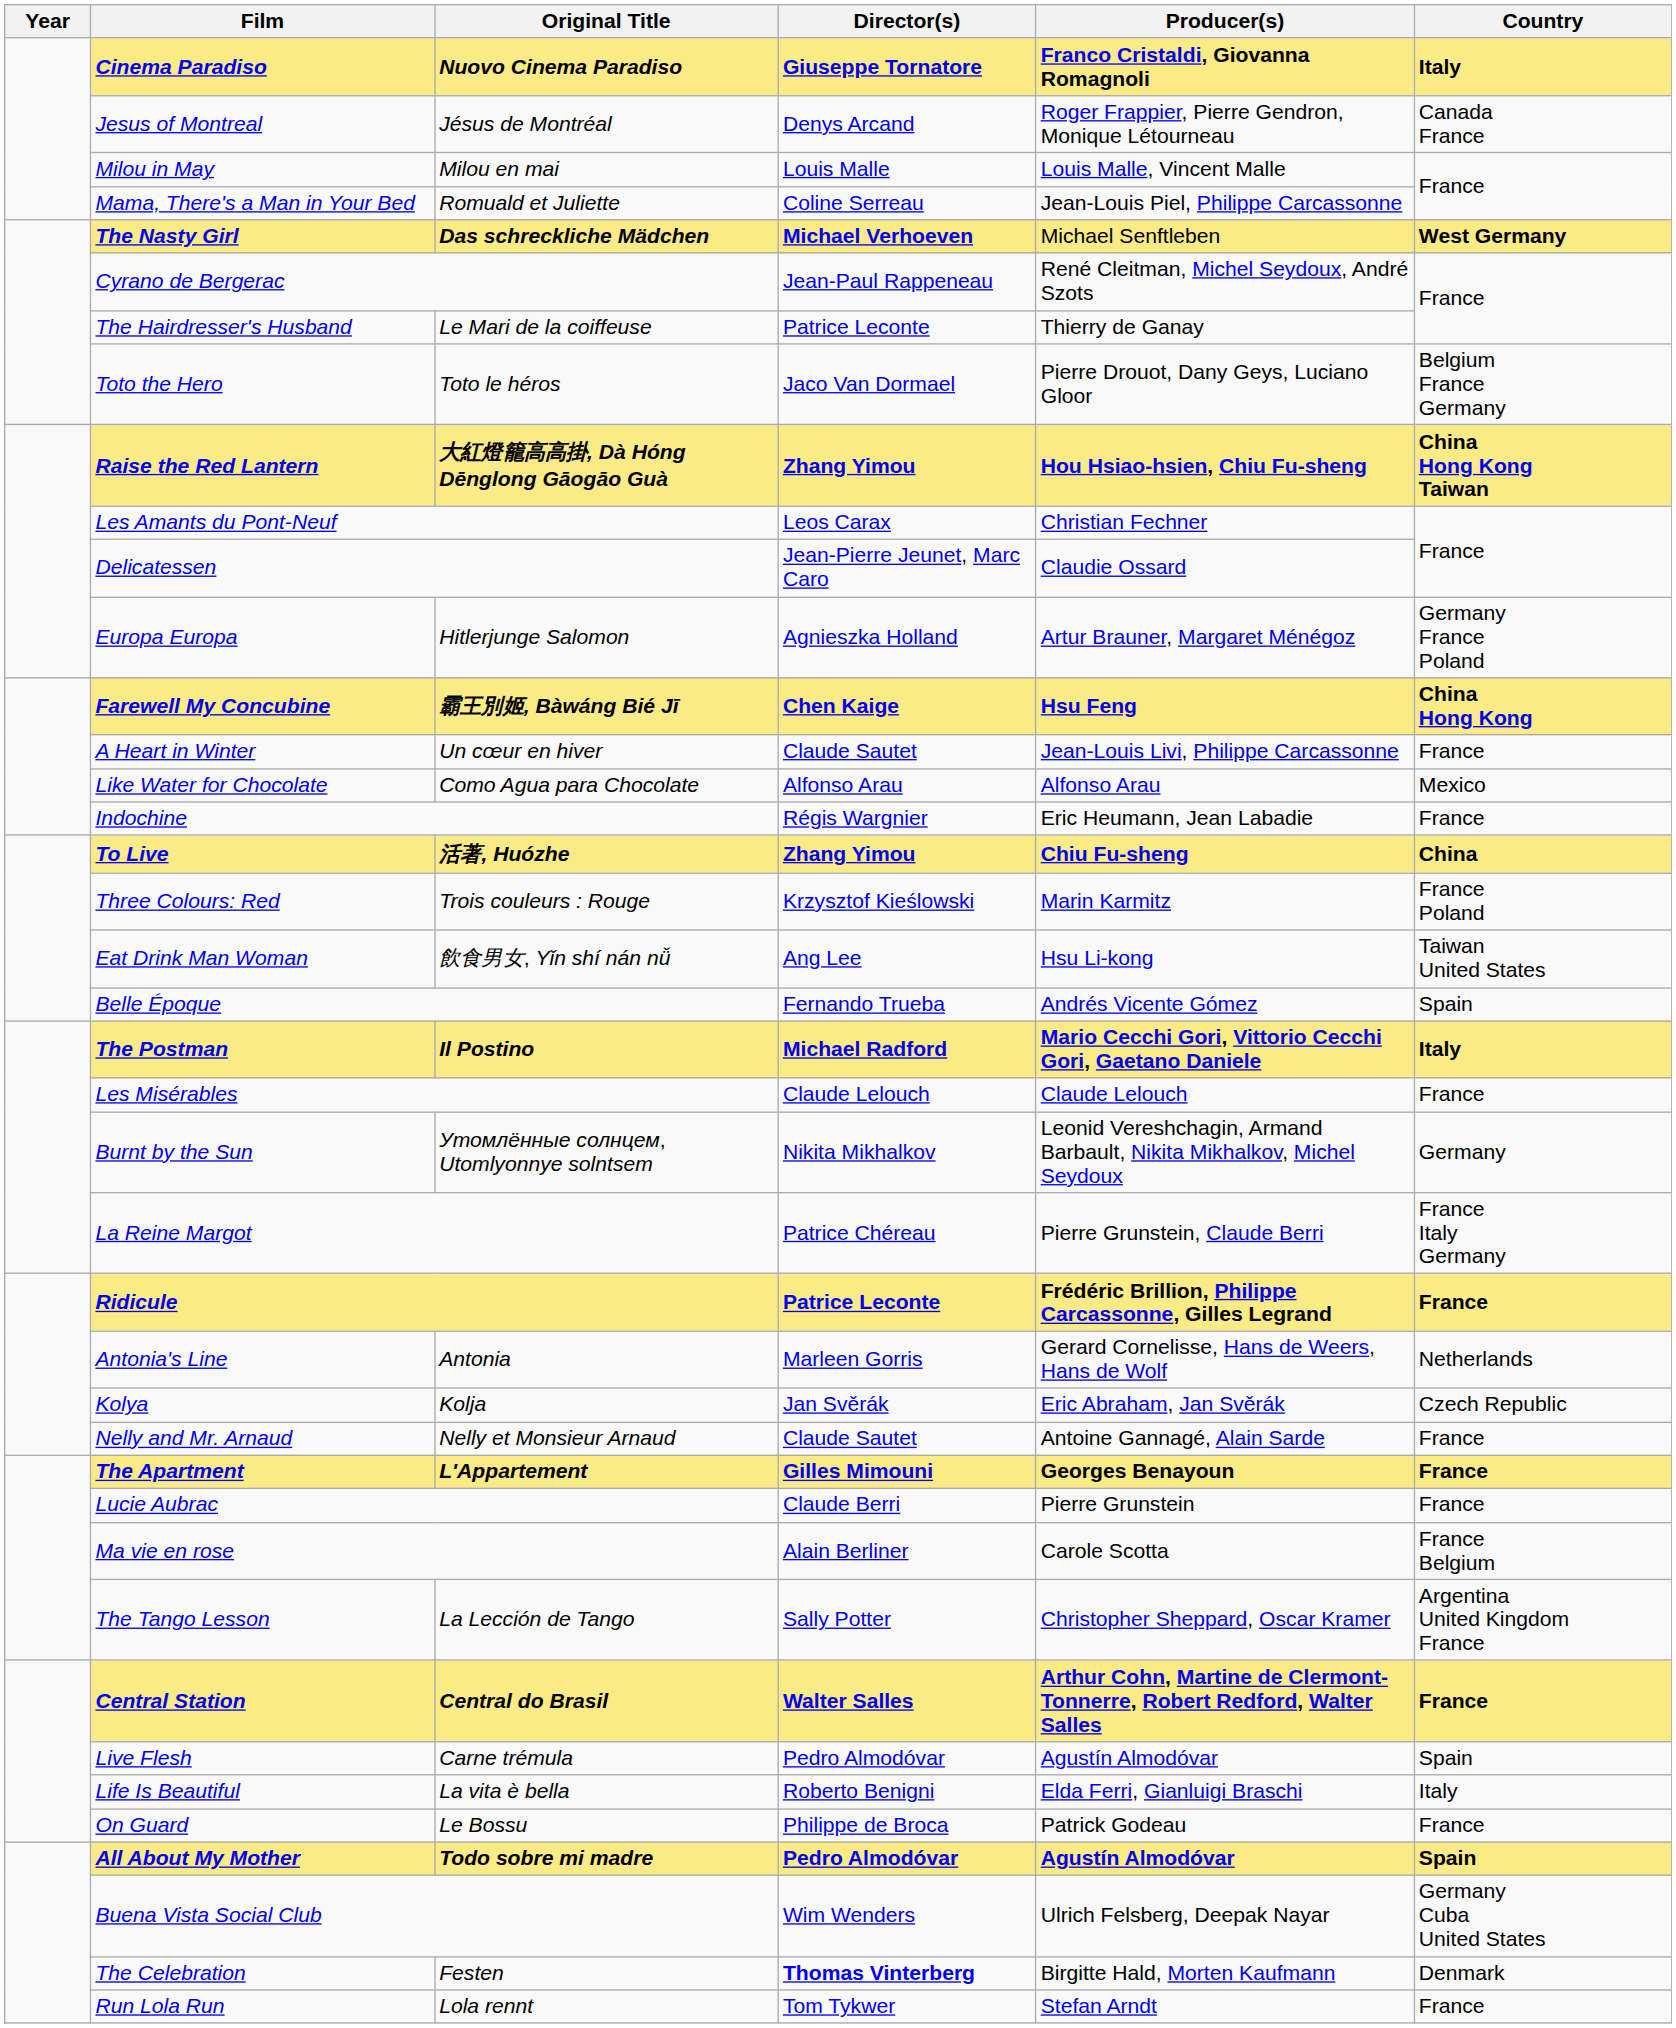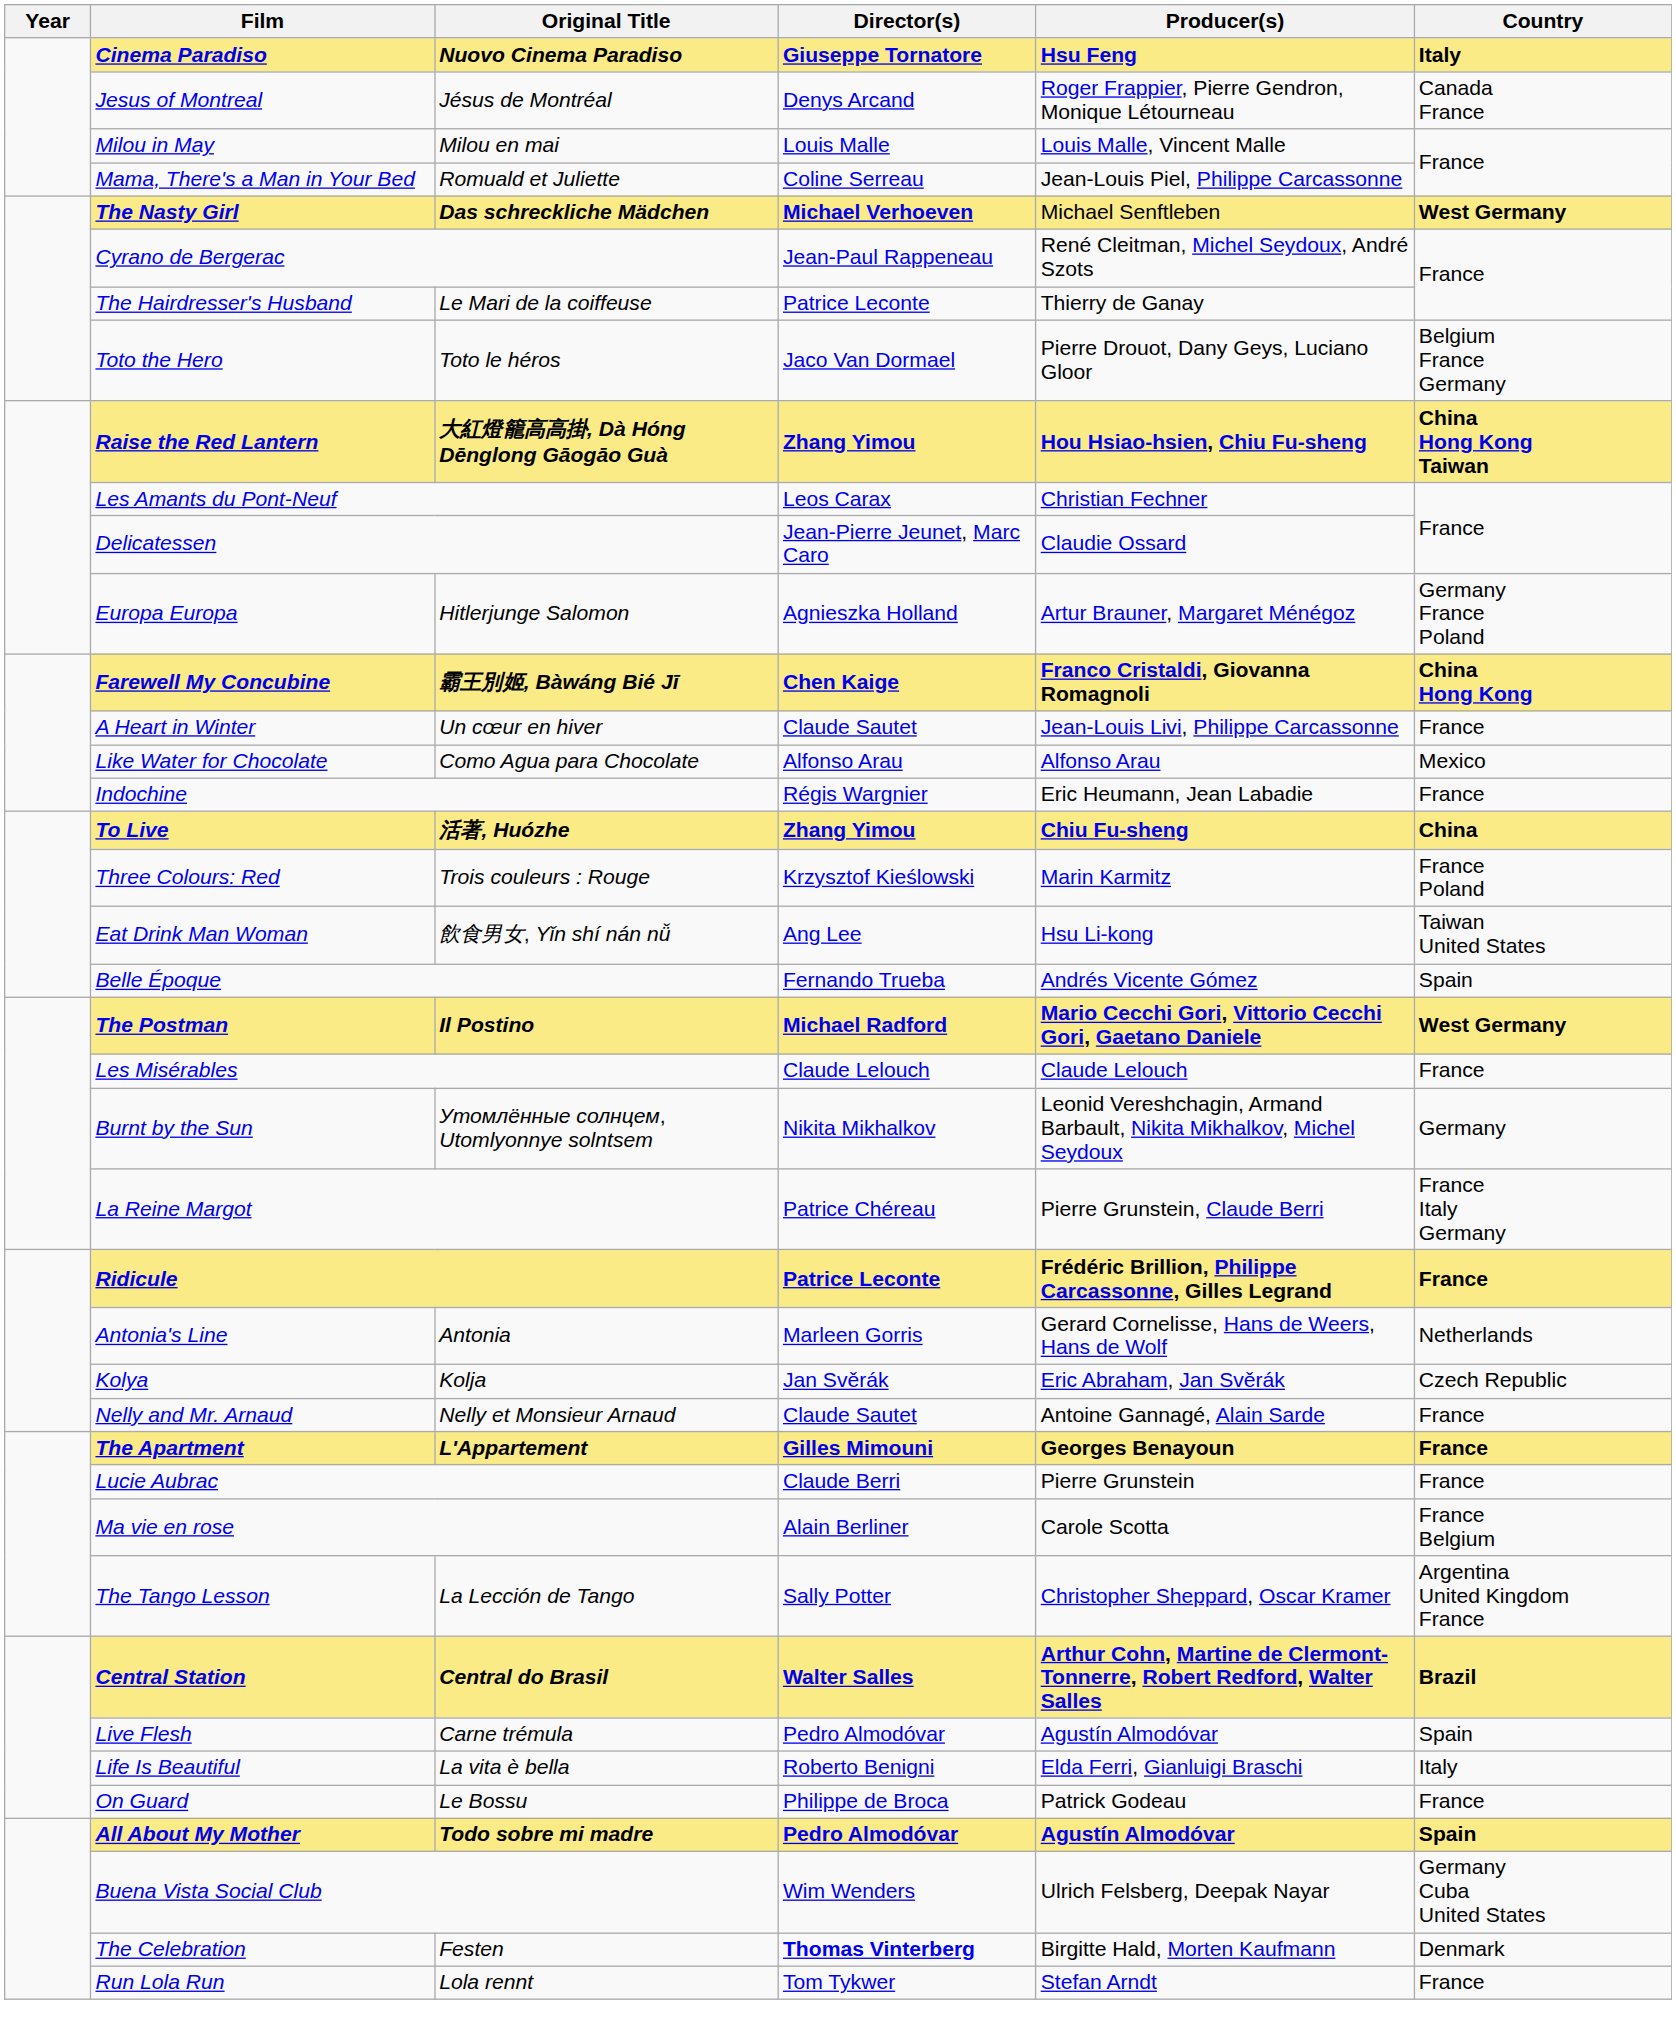(1175, 66) Franco Cristaldi, Giovanna Romagnoli -> (1089, 54) Hsu Feng
(1089, 706) Hsu Feng -> (1175, 682) Franco Cristaldi, Giovanna Romagnoli
(1440, 1049) Italy -> (1493, 1025) West Germany
(1453, 1700) France -> (1448, 1677) Brazil
